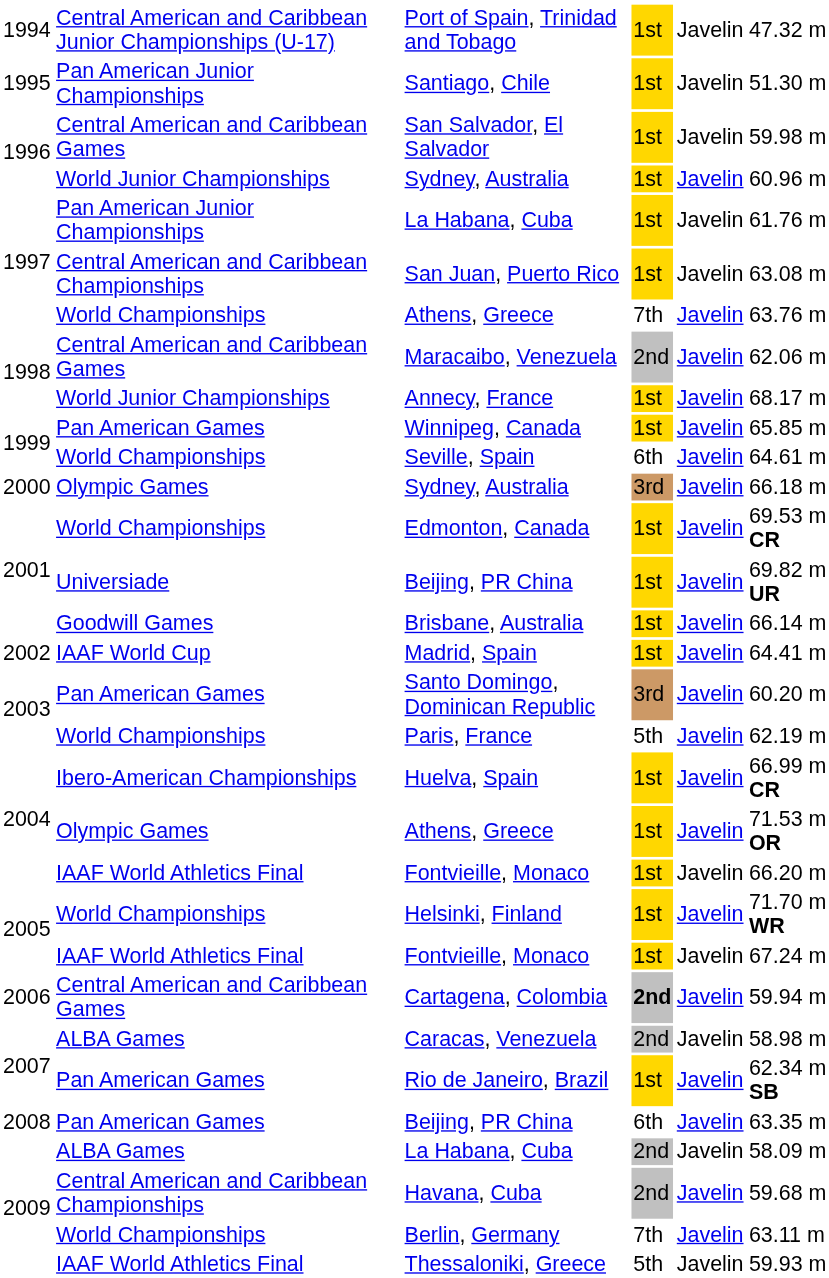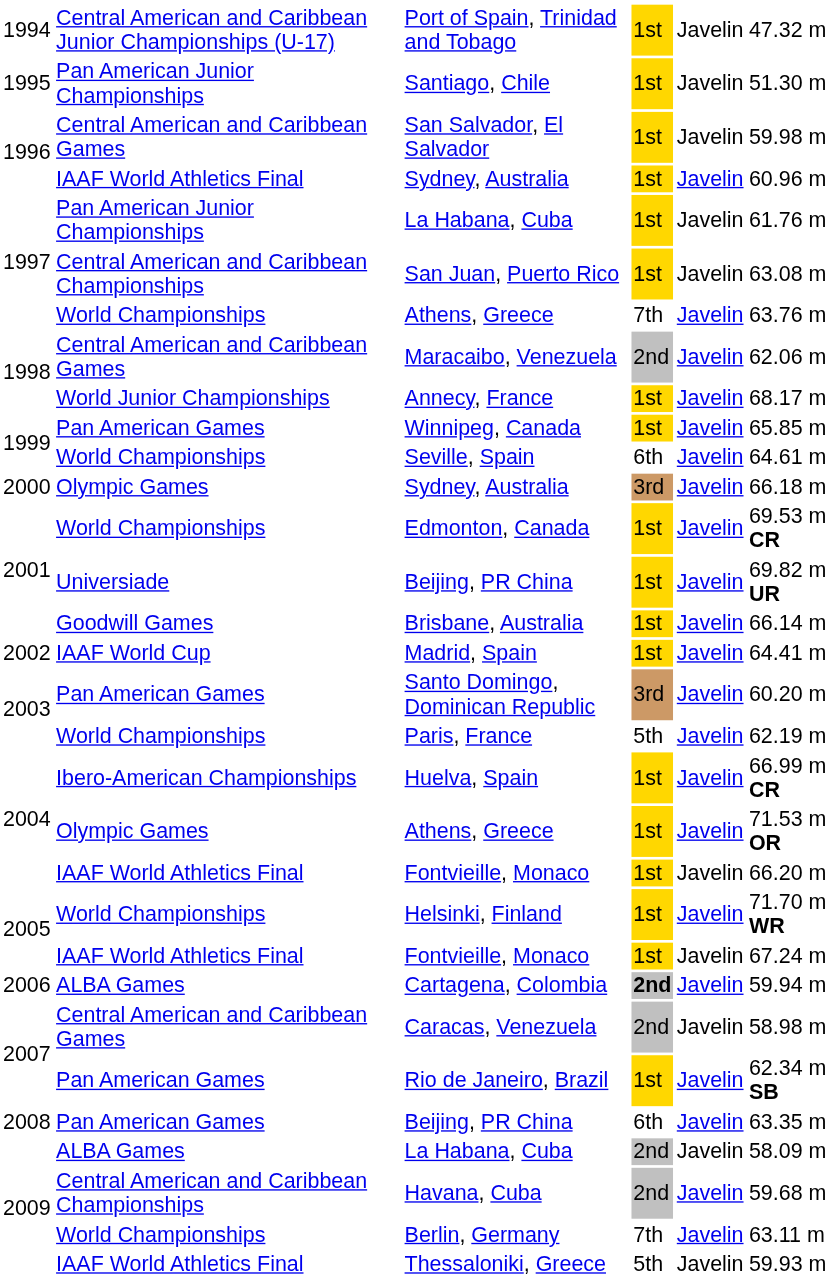(193, 178) World Junior Championships -> (180, 178) IAAF World Athletics Final
(212, 997) Central American and Caribbean Games -> (120, 985) ALBA Games
(120, 1038) ALBA Games -> (212, 1026) Central American and Caribbean Games
